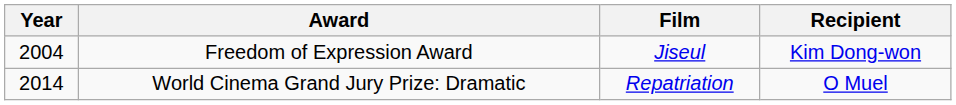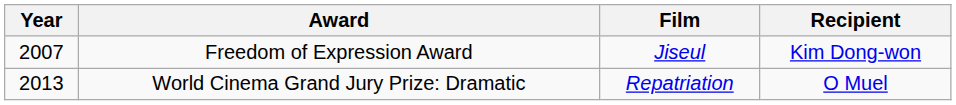(41, 52) 2004 -> (41, 52) 2007
(41, 83) 2014 -> (41, 83) 2013
